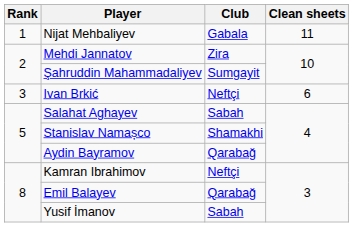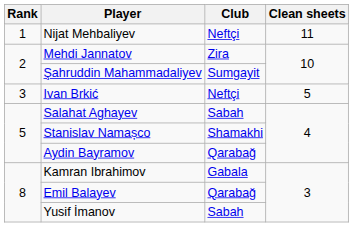(228, 34) Gabala -> (223, 34) Neftçi
(307, 93) 6 -> (307, 93) 5
(223, 172) Neftçi -> (228, 172) Gabala
